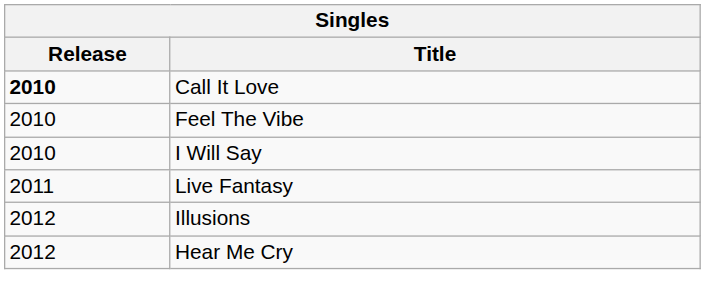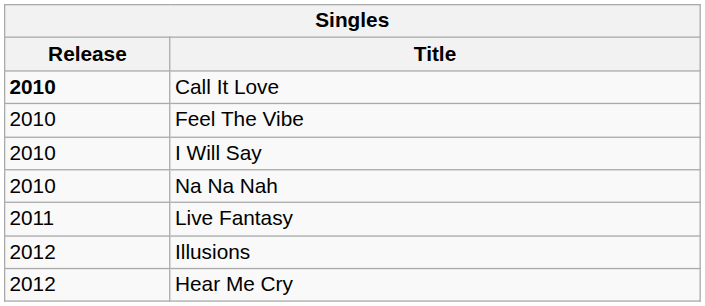+ row: (226, 185)
